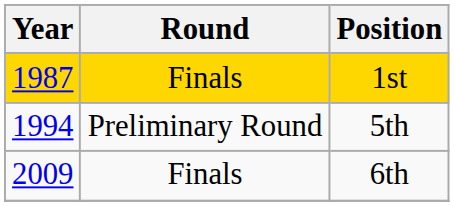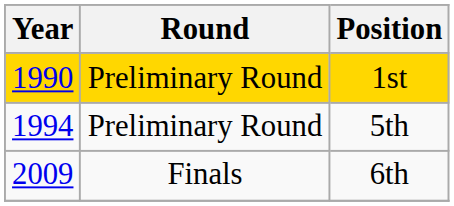(43, 77) 1987 -> (43, 77) 1990
(205, 77) Finals -> (205, 77) Preliminary Round
